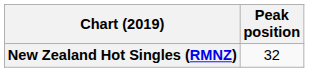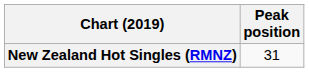(272, 55) 32 -> (272, 55) 31
